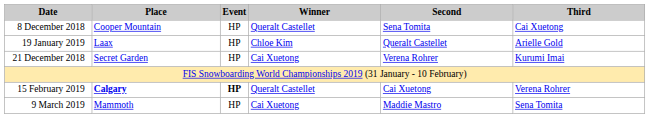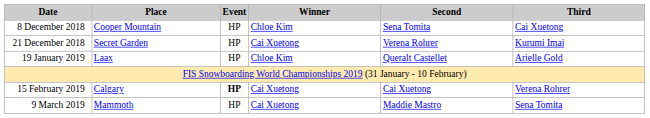(283, 27) Queralt Castellet -> (272, 27) Chloe Kim
rows swapped: (51, 58) <-> (56, 43)
(110, 89) bold -> (109, 89) normal
(283, 89) Queralt Castellet -> (275, 89) Cai Xuetong
